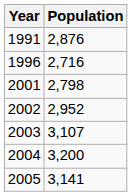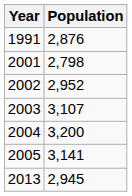- row: (24, 62)
+ row: (24, 179)
